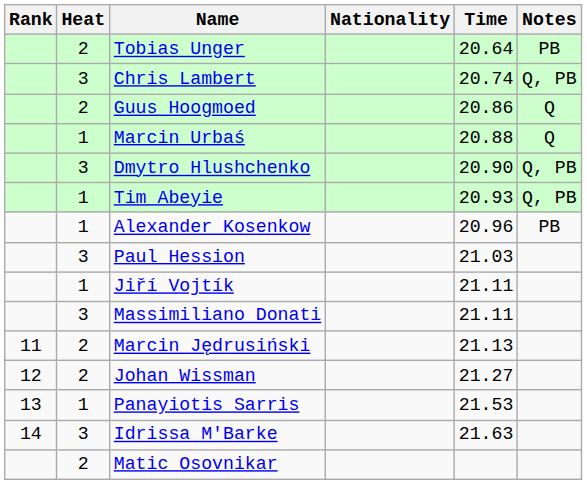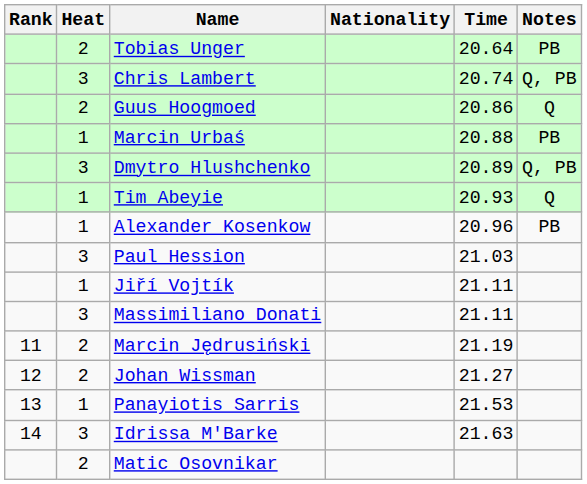(549, 138) Q -> (549, 138) PB
(486, 168) 20.90 -> (486, 168) 20.89
(549, 198) Q, PB -> (549, 198) Q
(486, 346) 21.13 -> (486, 346) 21.19
